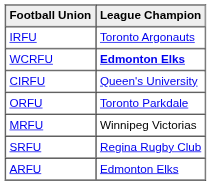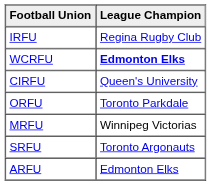(147, 37) Toronto Argonauts -> (151, 37) Regina Rugby Club
(151, 147) Regina Rugby Club -> (147, 147) Toronto Argonauts
